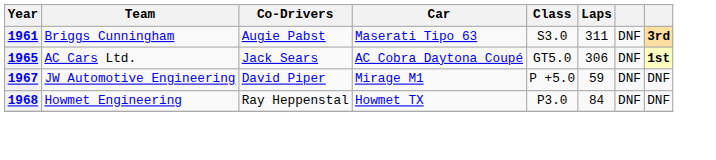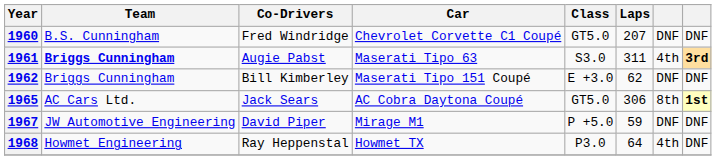+ row: (23, 36)
(109, 36) normal -> (109, 58) bold
(630, 36) DNF -> (668, 58) 4th
+ row: (23, 79)
(630, 58) DNF -> (668, 101) 8th
(597, 101) 84 -> (635, 143) 64
(630, 101) DNF -> (668, 143) 4th
